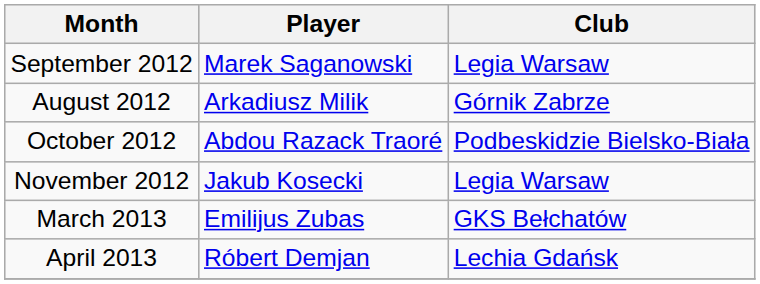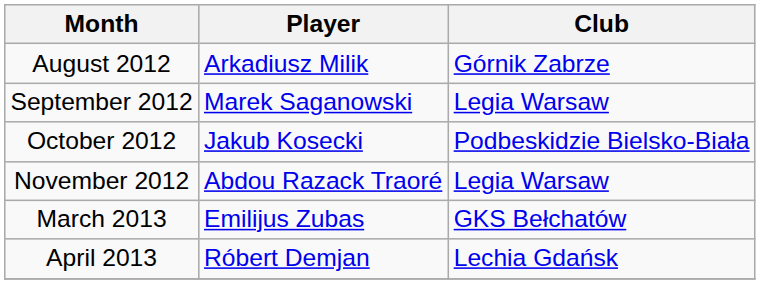rows swapped: (102, 102) <-> (102, 63)
(323, 141) Abdou Razack Traoré -> (283, 141) Jakub Kosecki
(283, 180) Jakub Kosecki -> (323, 180) Abdou Razack Traoré
